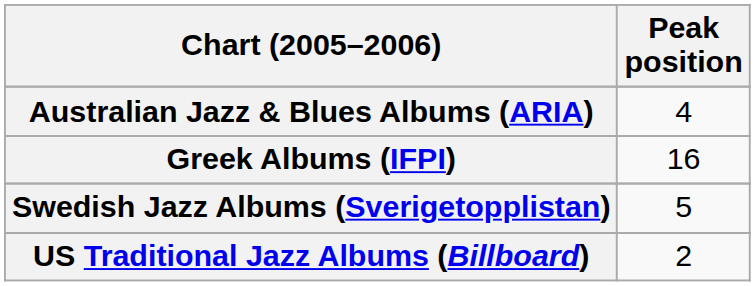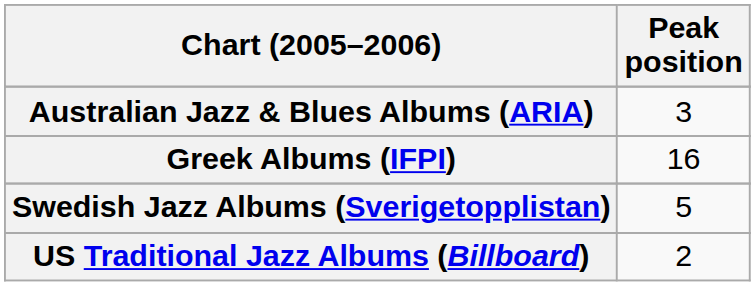(684, 111) 4 -> (684, 111) 3
